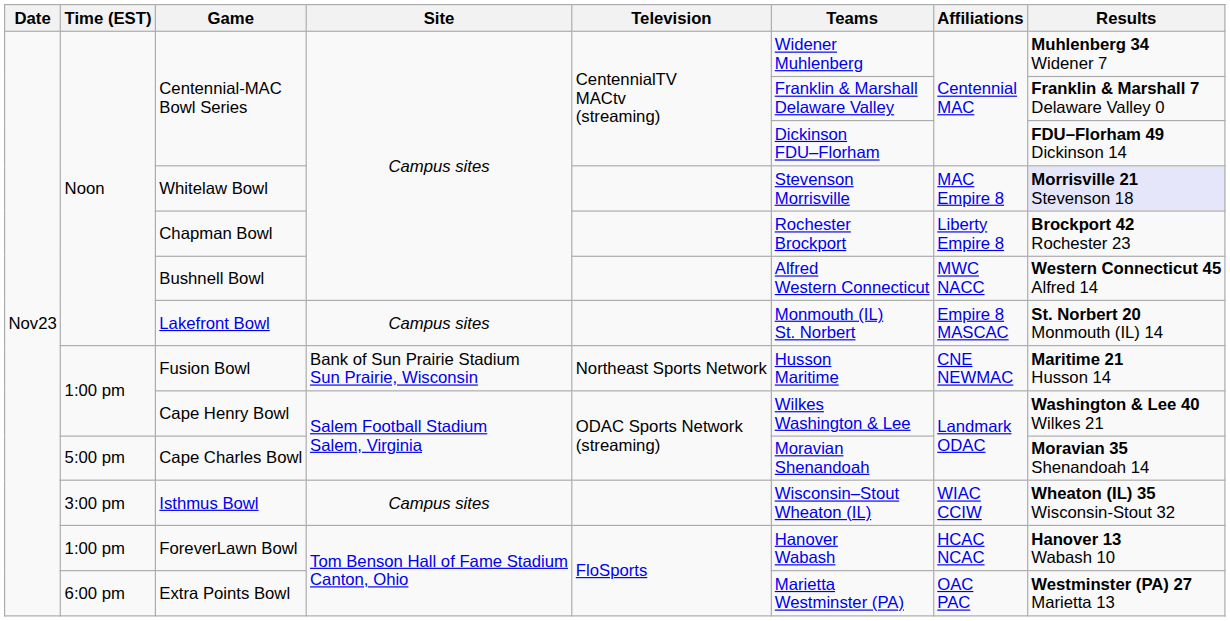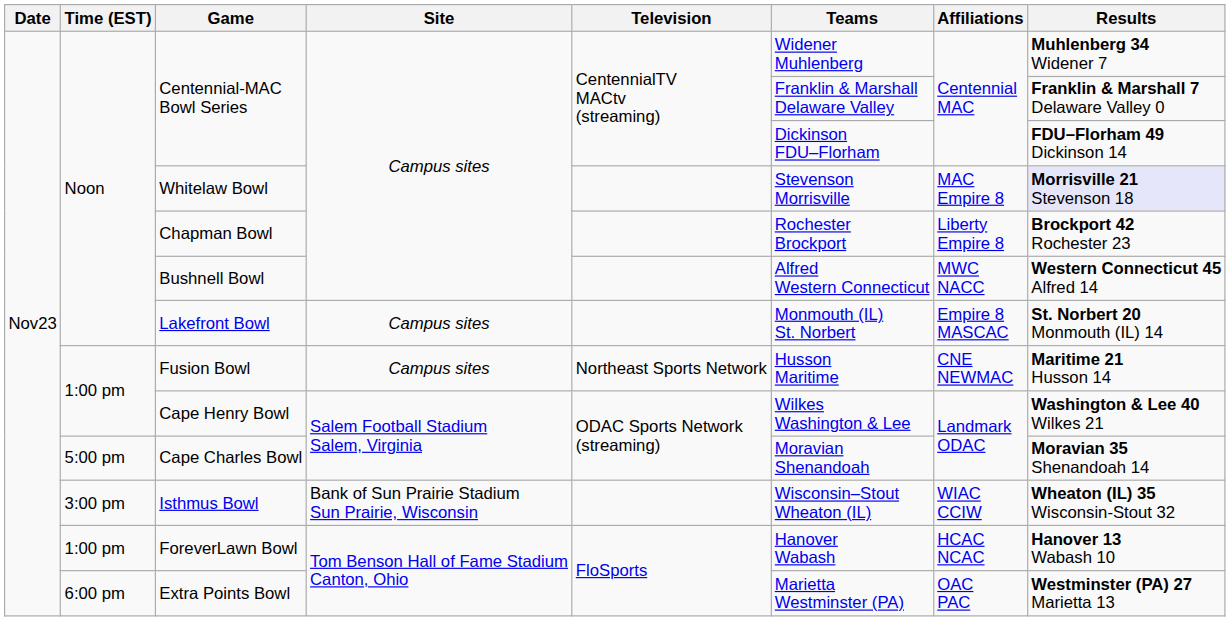(415, 368) Bank of Sun Prairie Stadium Sun Prairie, Wisconsin -> (439, 368) Campus sites
(439, 503) Campus sites -> (415, 503) Bank of Sun Prairie Stadium Sun Prairie, Wisconsin
